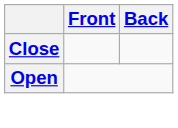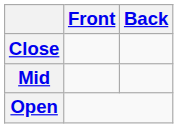+ row: (34, 78)
